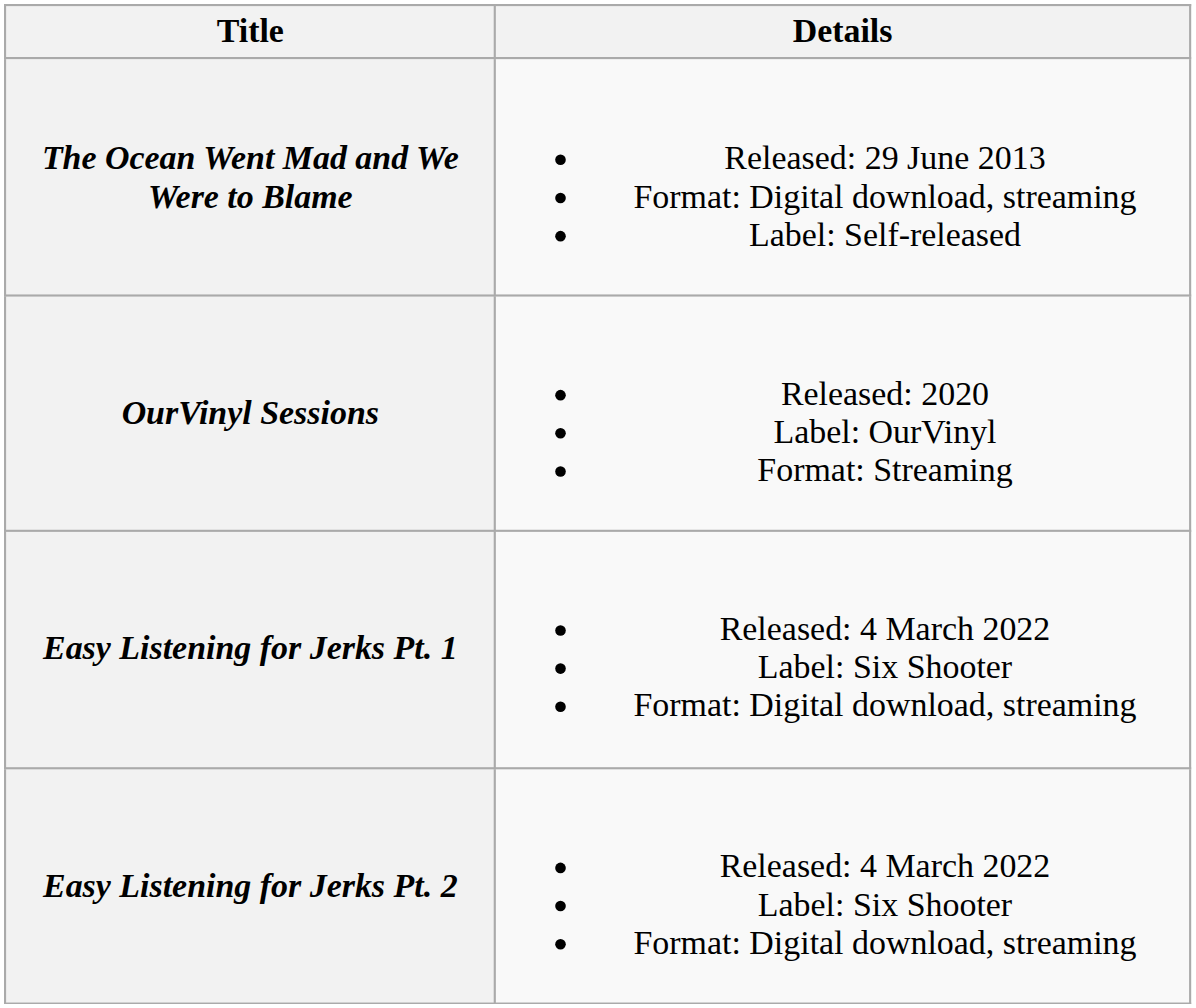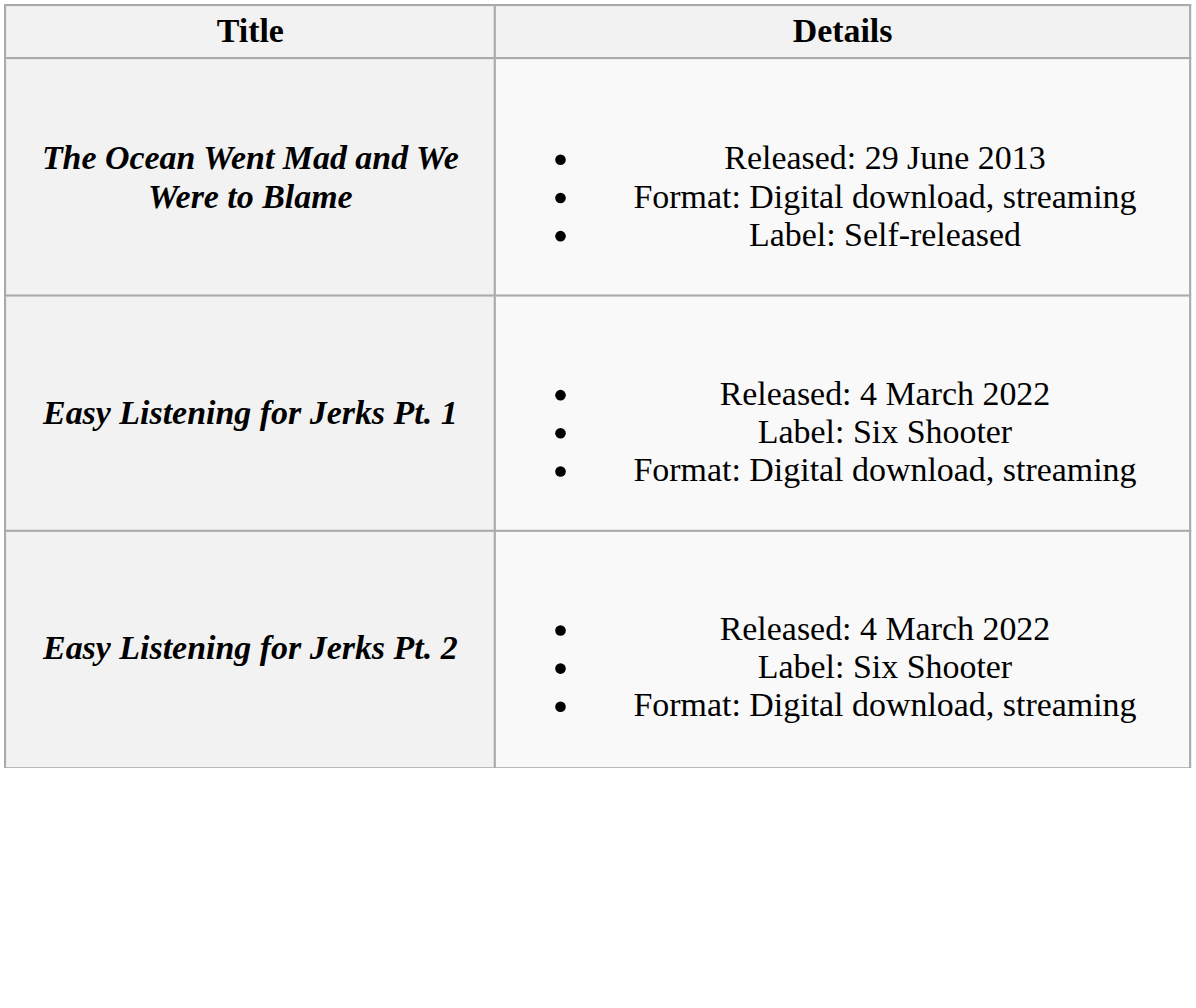- row: (250, 412)
